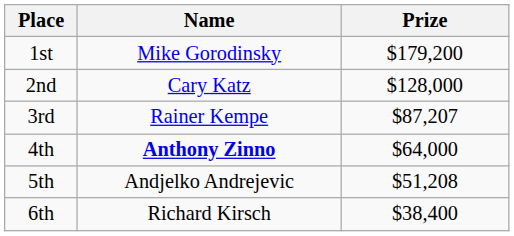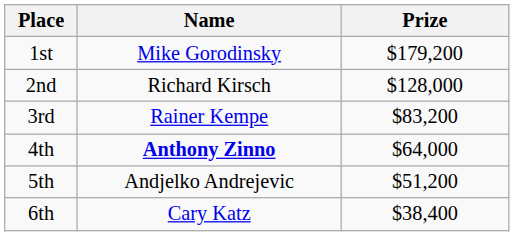(209, 85) Cary Katz -> (209, 85) Richard Kirsch
(425, 117) $87,207 -> (425, 117) $83,200
(425, 181) $51,208 -> (425, 181) $51,200
(209, 213) Richard Kirsch -> (209, 213) Cary Katz
